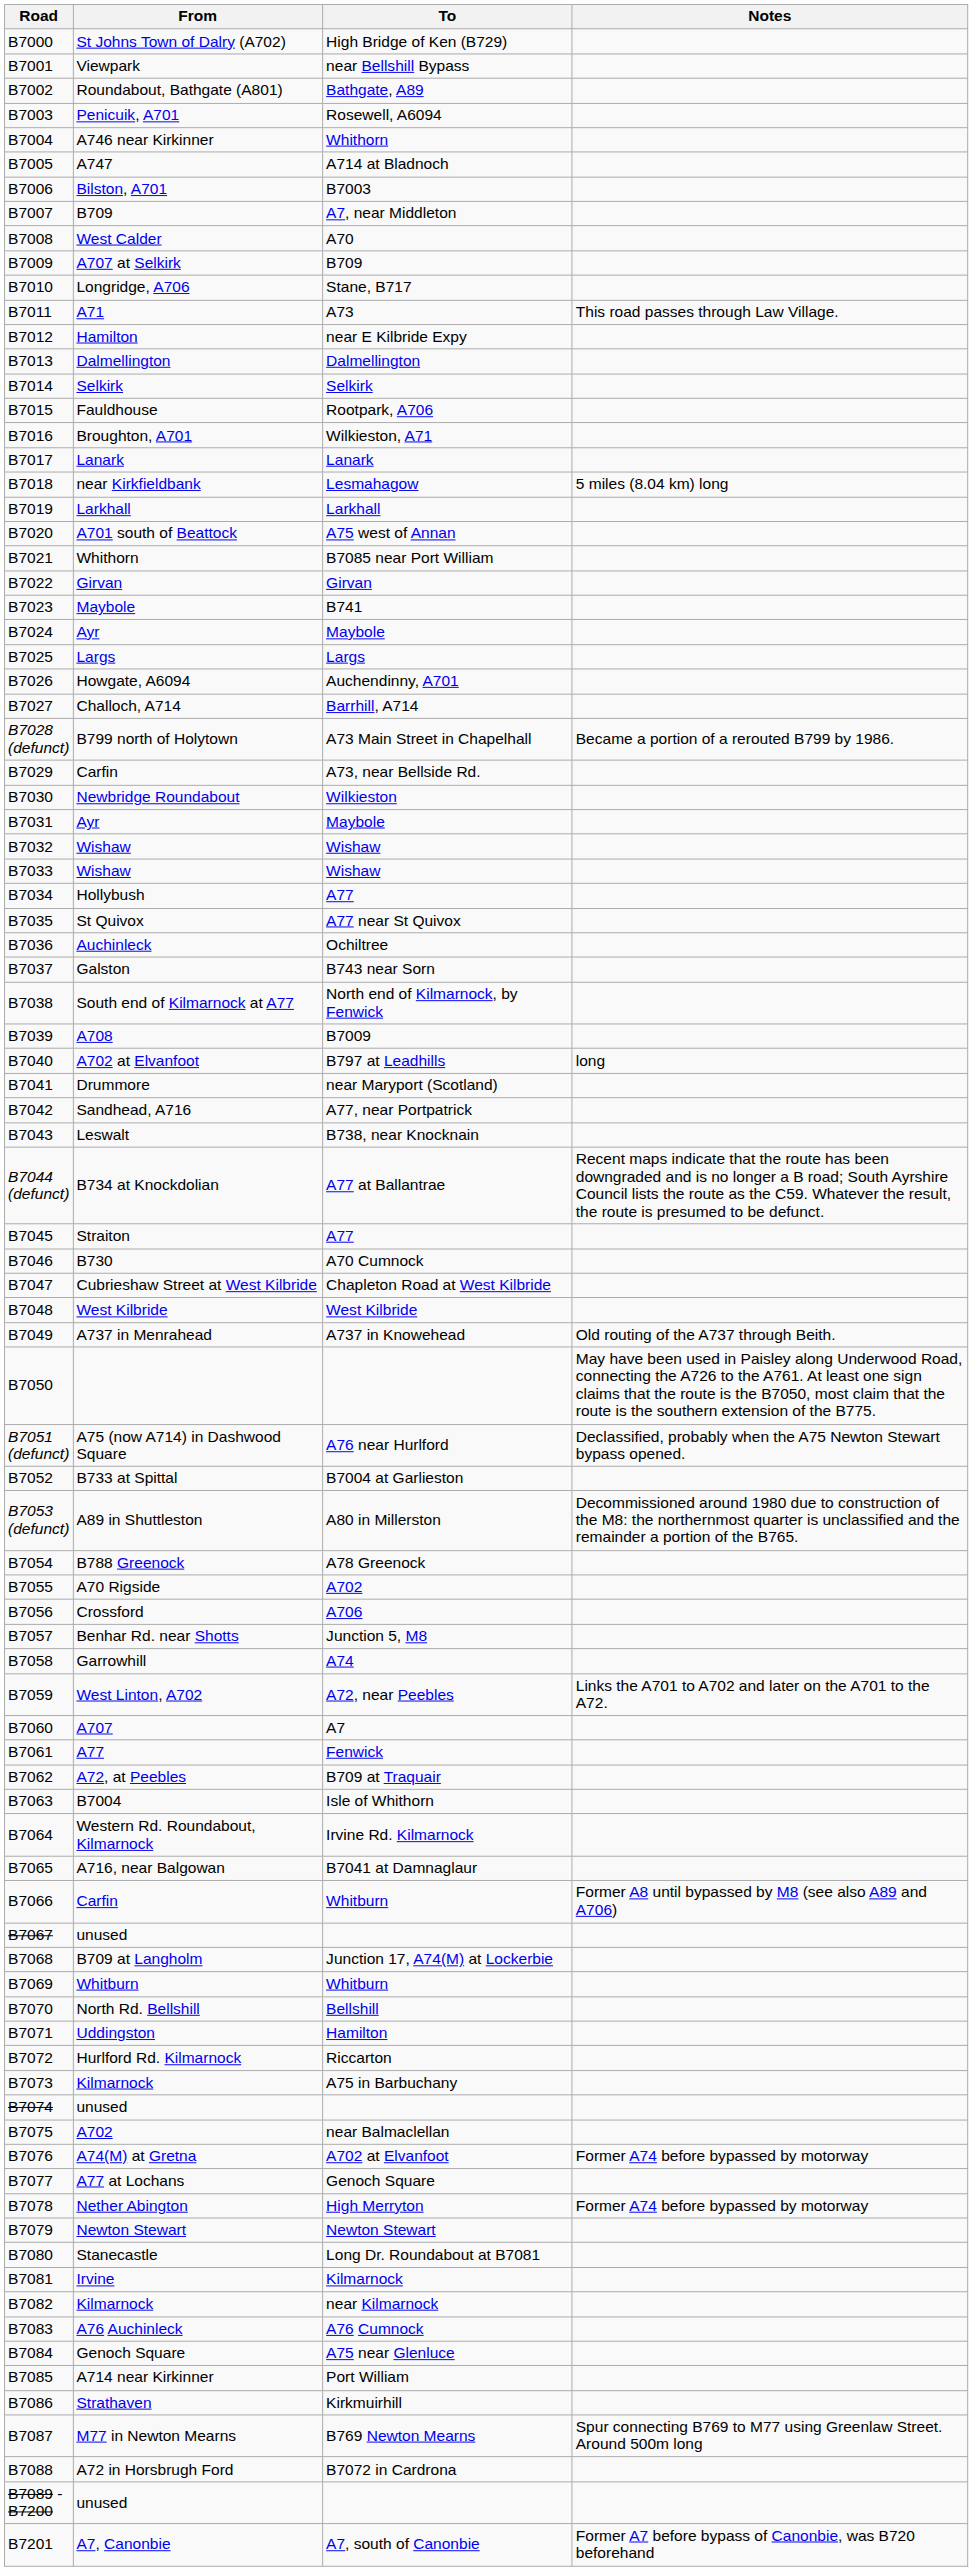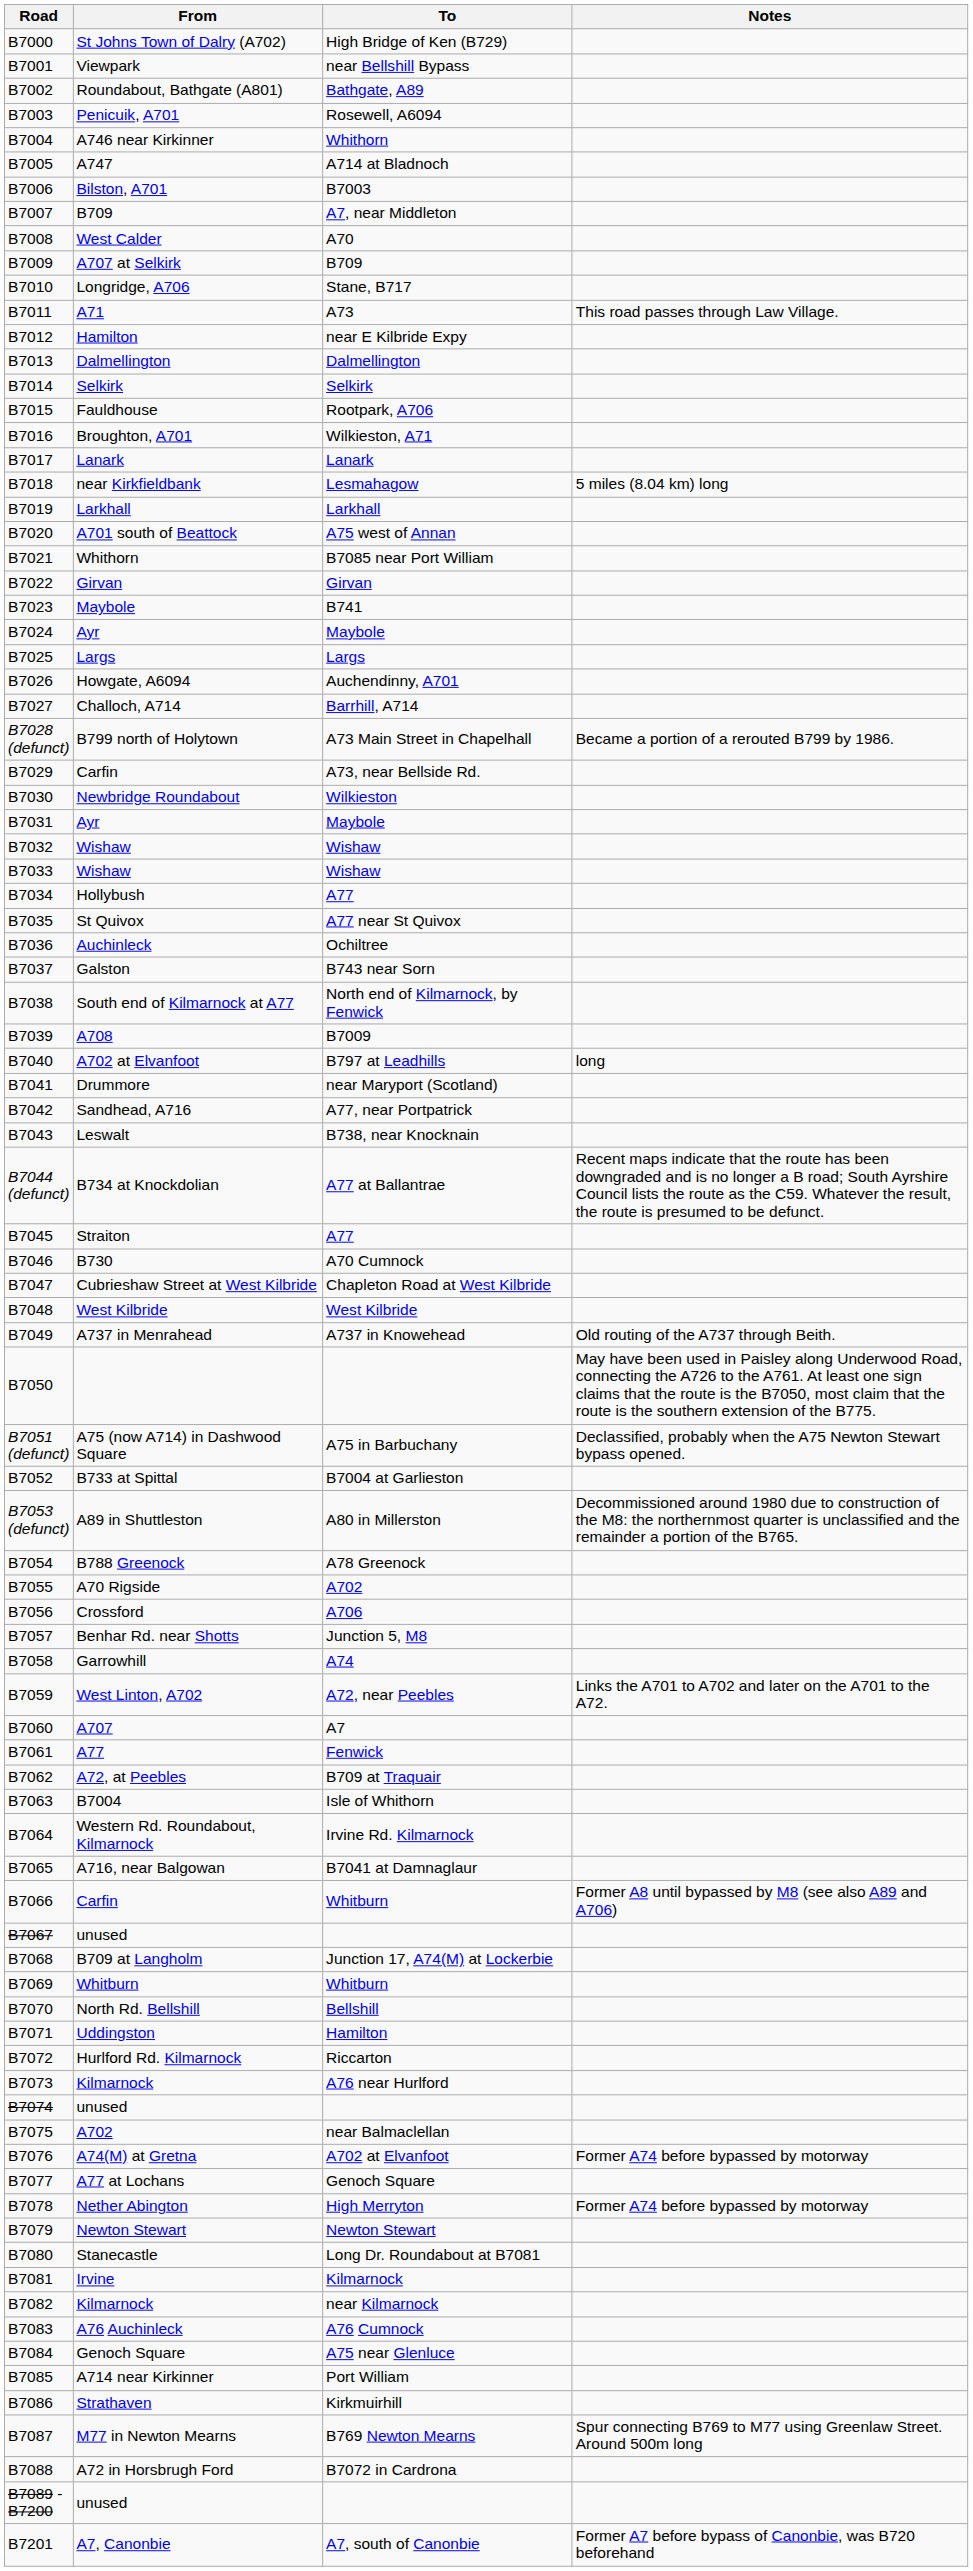(387, 1445) A76 near Hurlford -> (392, 1445) A75 in Barbuchany
(392, 2082) A75 in Barbuchany -> (387, 2082) A76 near Hurlford
